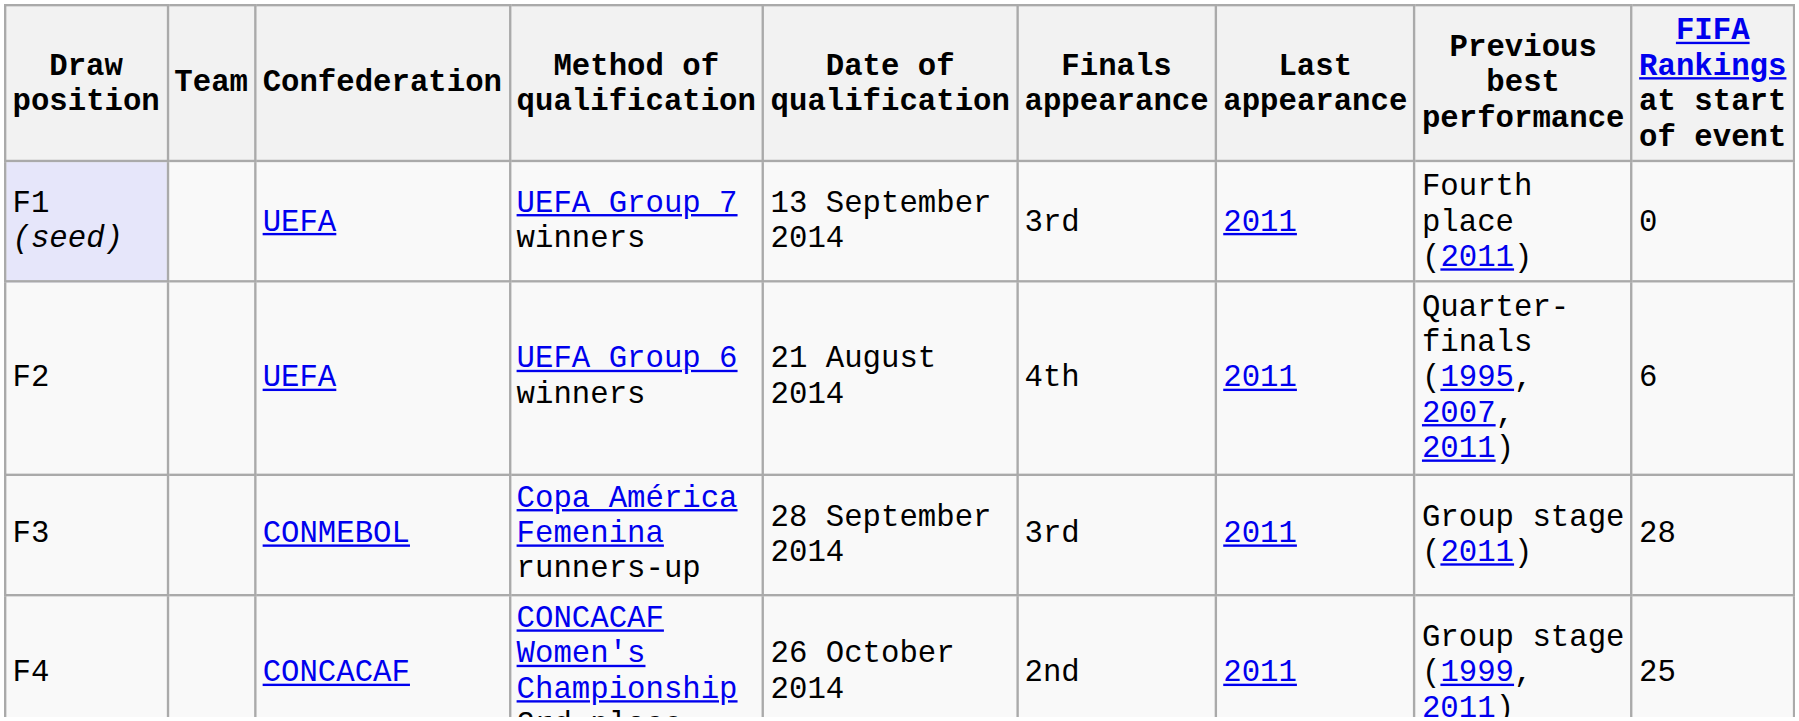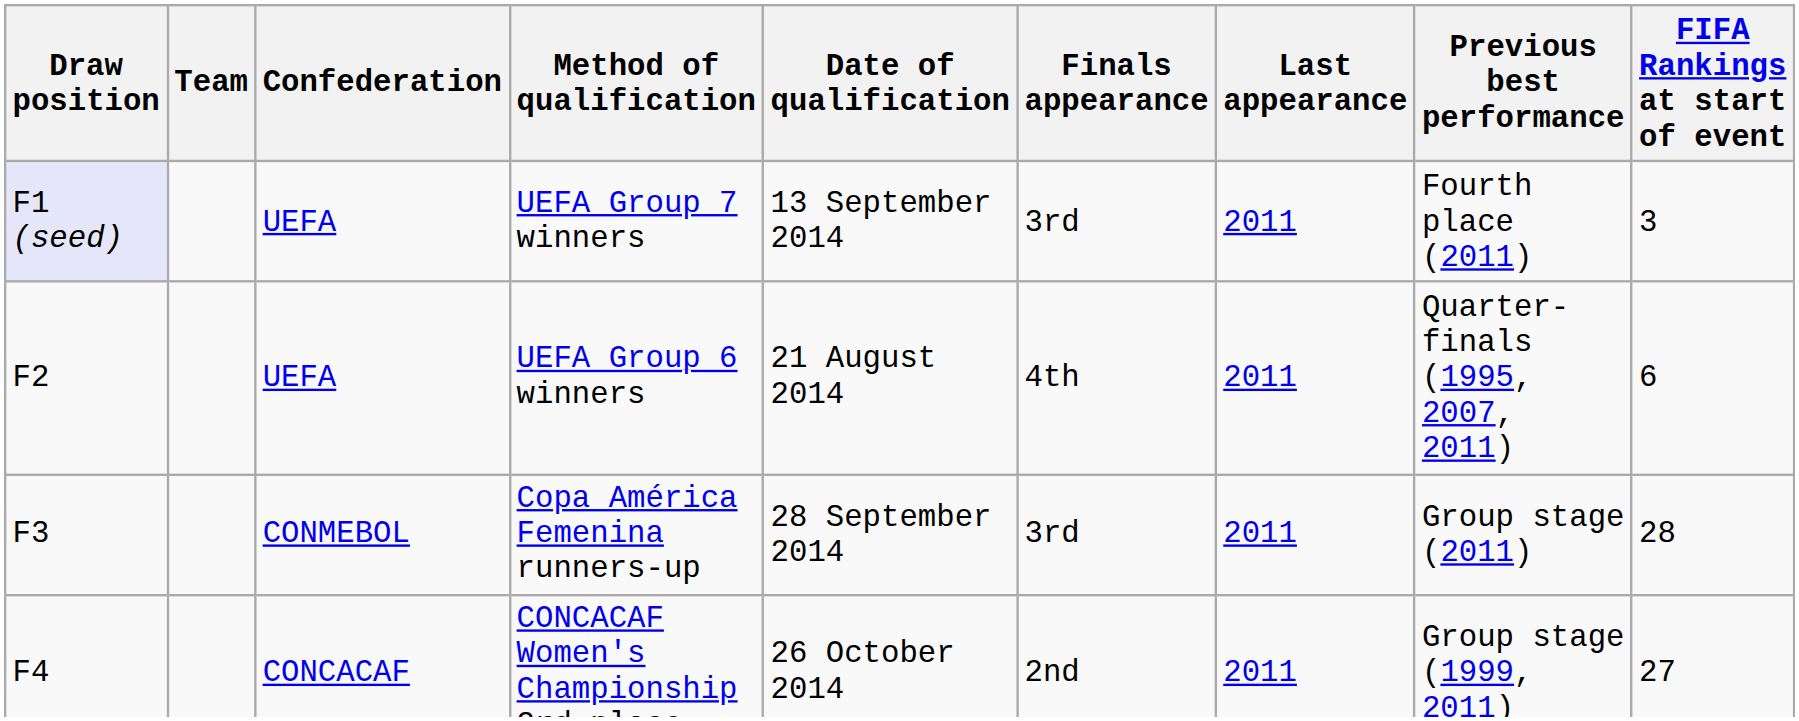(1648, 222) 0 -> (1648, 222) 3
(1658, 673) 25 -> (1658, 673) 27
